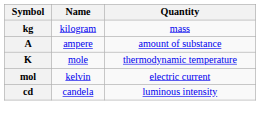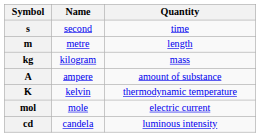+ row: (28, 28)
+ row: (28, 44)
(78, 60) mole -> (78, 92) kelvin
(78, 76) kelvin -> (78, 108) mole
